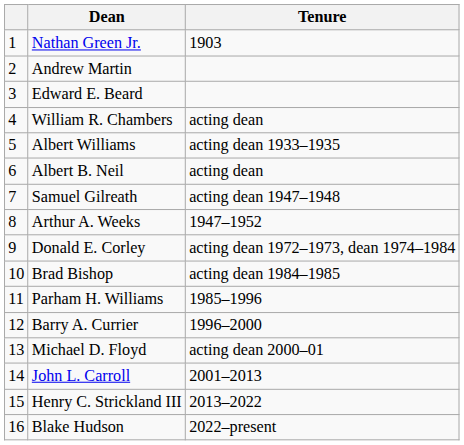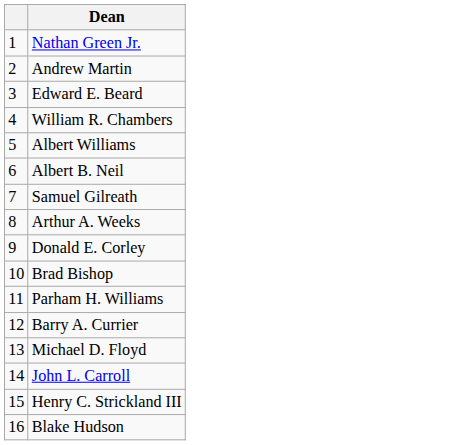- column: (322, 17)
